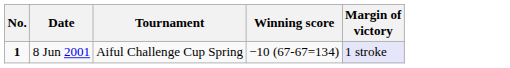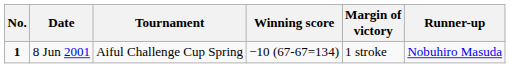+ column: (455, 23)
(366, 52) lavender background -> (366, 52) no background
